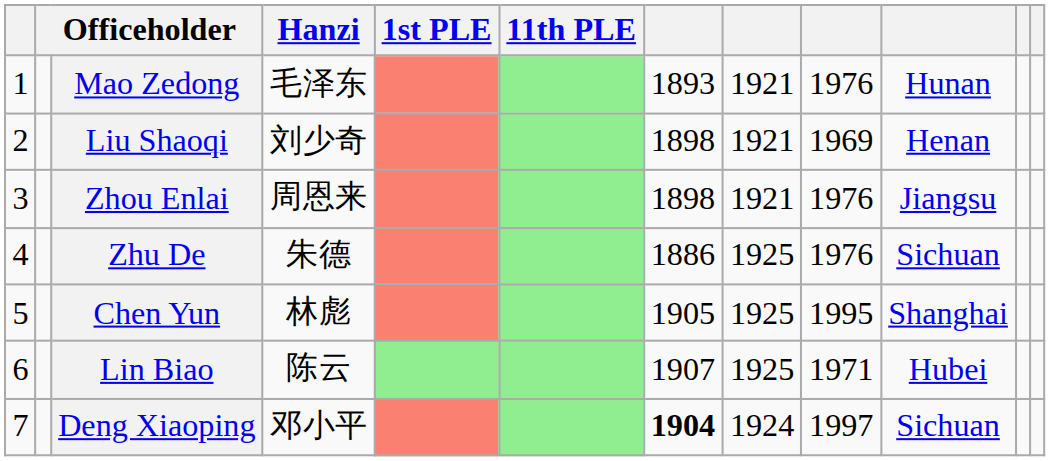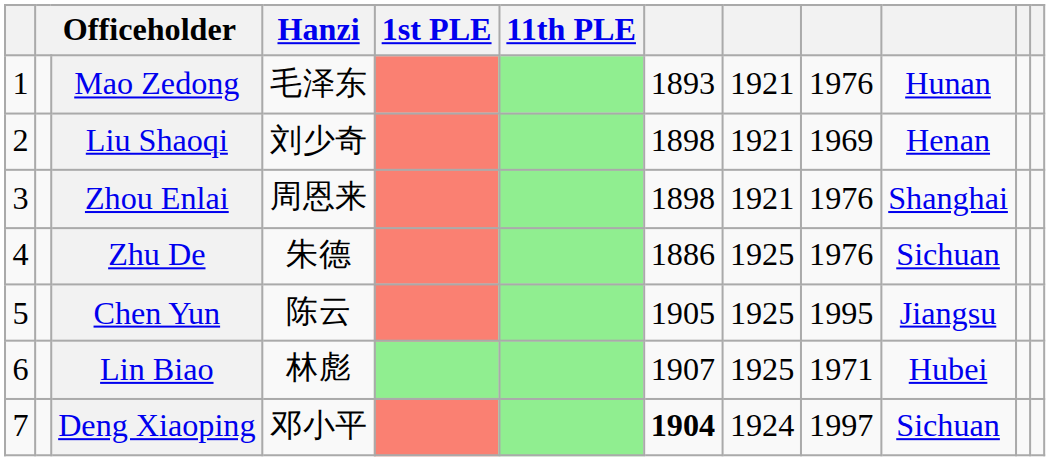(948, 198) Jiangsu -> (948, 198) Shanghai
(319, 311) 林彪 -> (319, 311) 陈云
(948, 312) Shanghai -> (948, 312) Jiangsu
(319, 368) 陈云 -> (319, 368) 林彪
